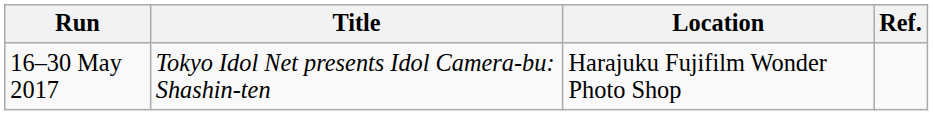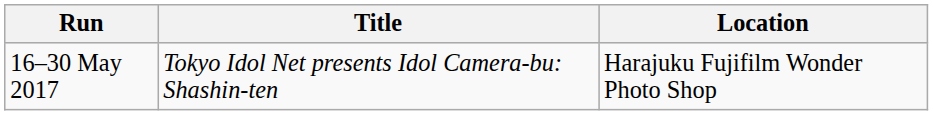- column: (901, 23)
